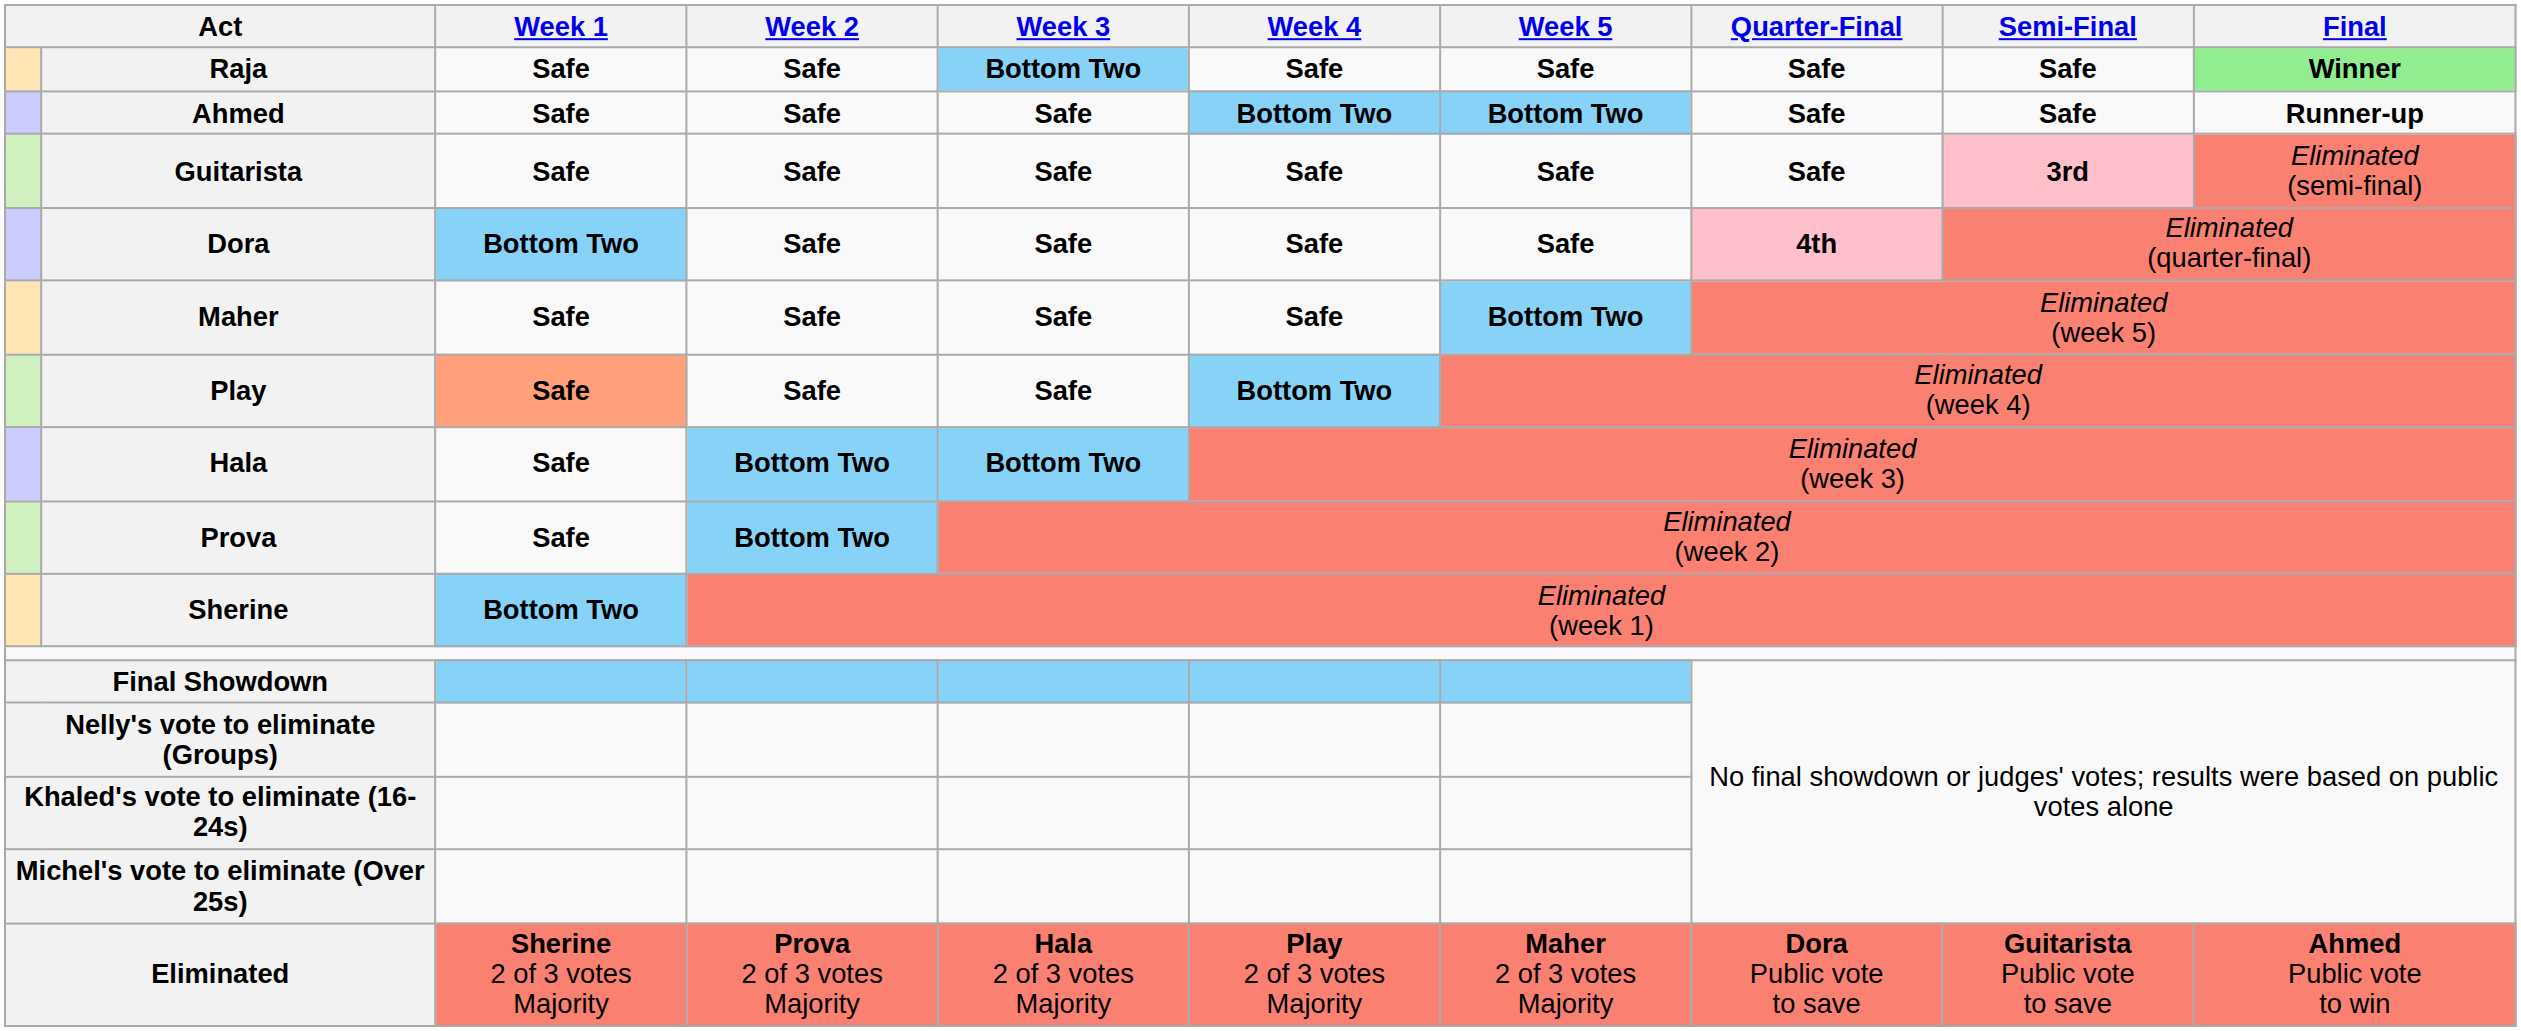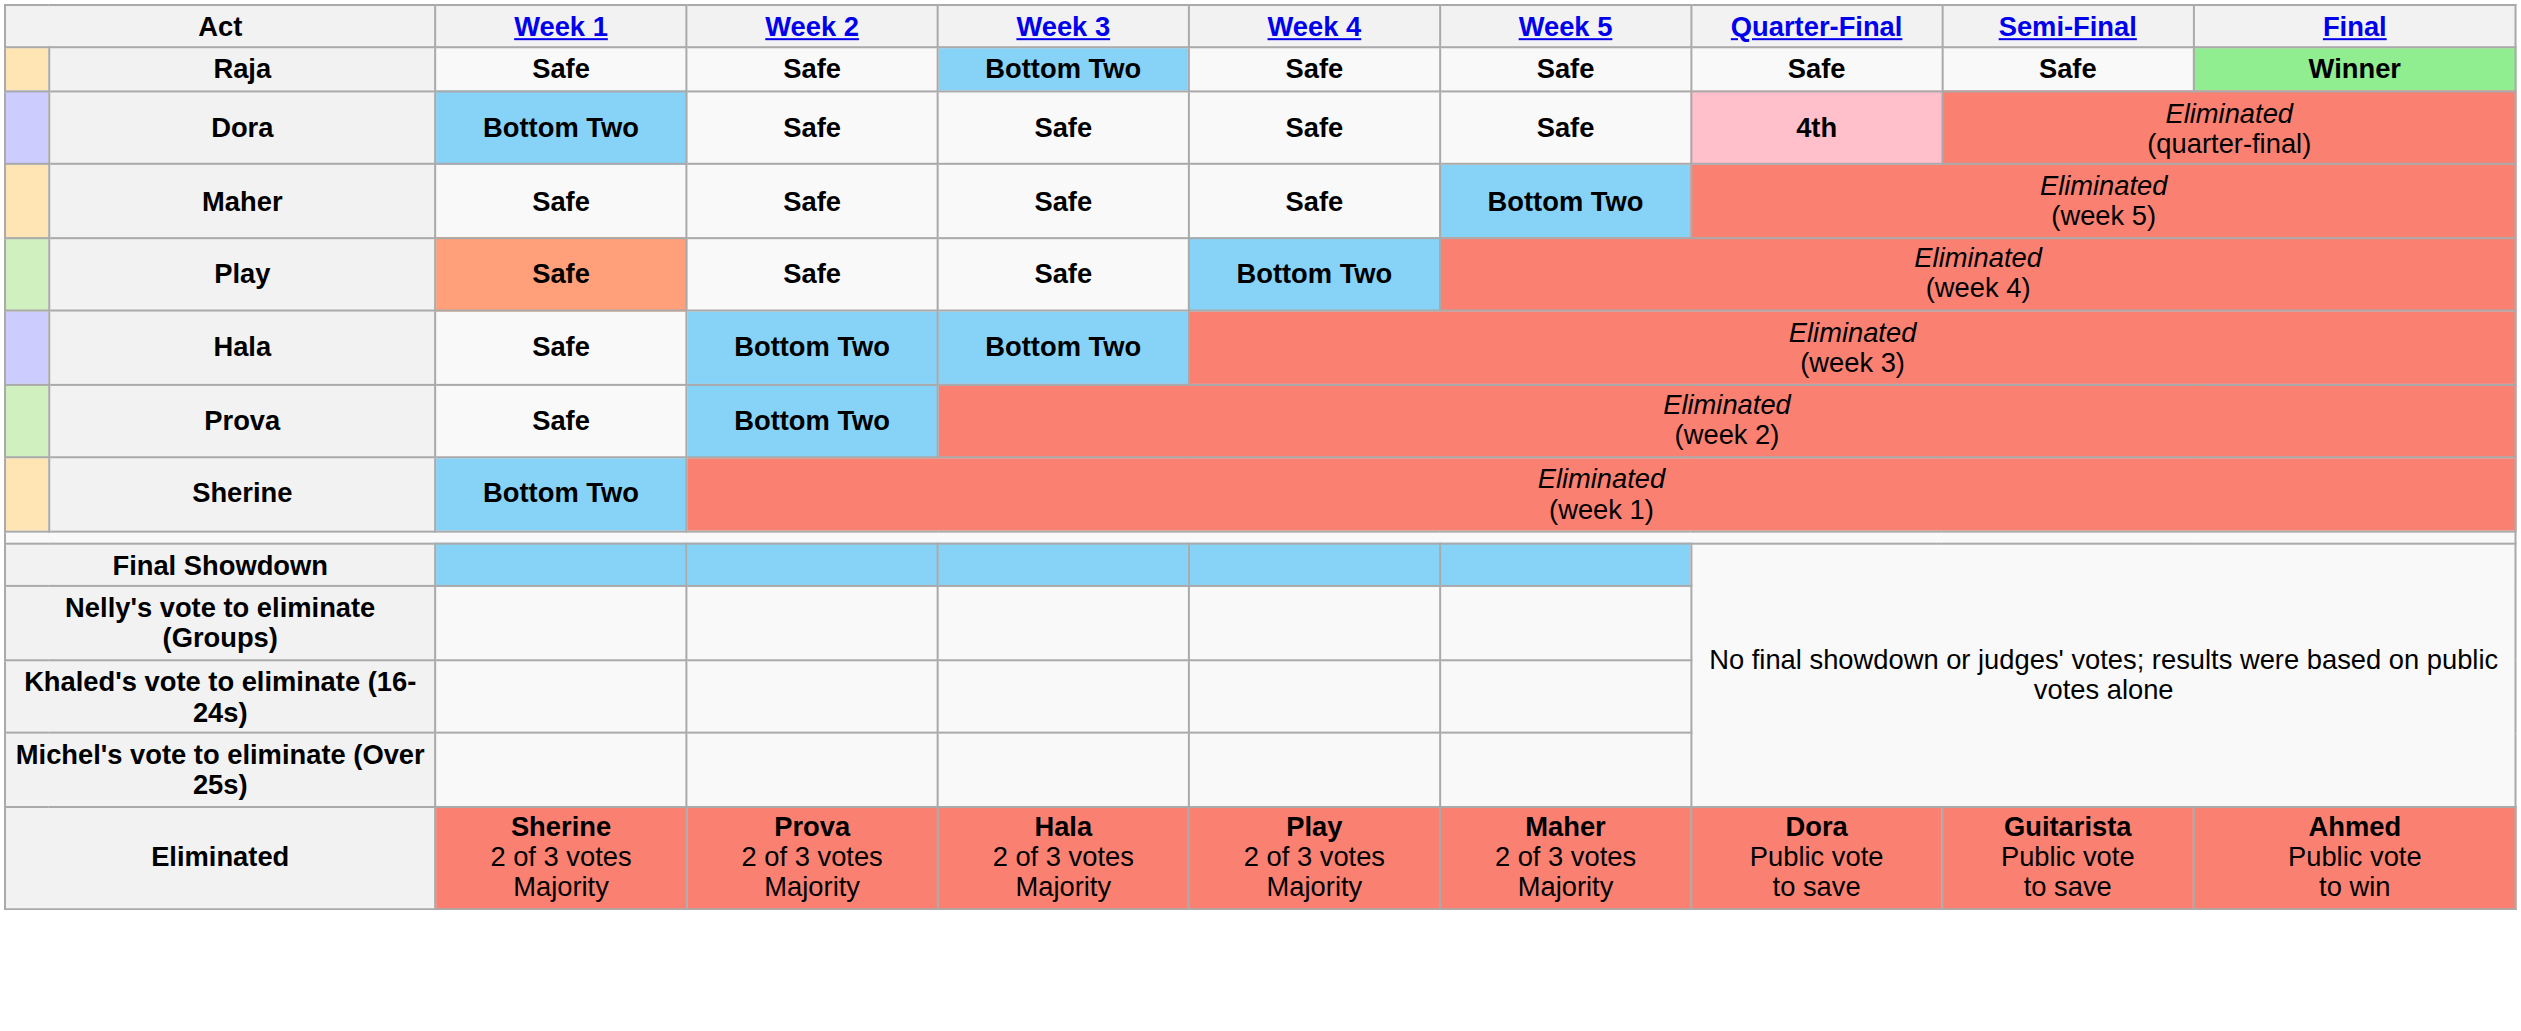- row: (23, 112)
- row: (23, 170)
